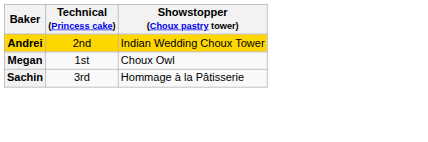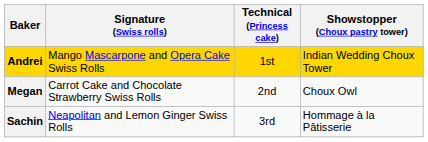+ column: (140, 25)
(82, 43) 2nd -> (267, 61) 1st
(82, 60) 1st -> (267, 91) 2nd
